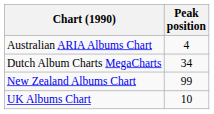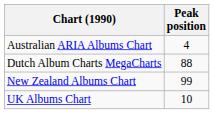(186, 63) 34 -> (186, 63) 88
